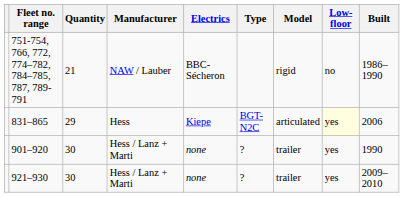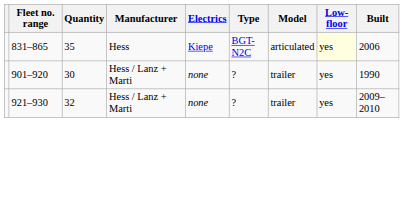- row: (31, 70)
(70, 121) 29 -> (70, 46) 35
(70, 178) 30 -> (70, 103) 32
